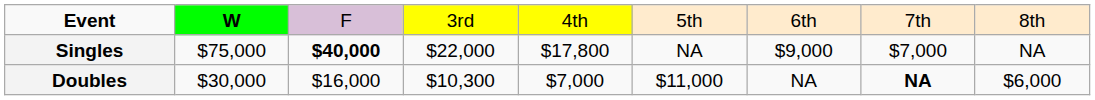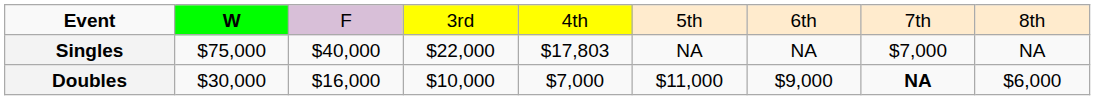(346, 50) bold -> (346, 50) normal
(575, 50) $17,800 -> (575, 50) $17,803
(804, 50) $9,000 -> (804, 50) NA
(461, 80) $10,300 -> (461, 80) $10,000
(804, 80) NA -> (804, 80) $9,000
